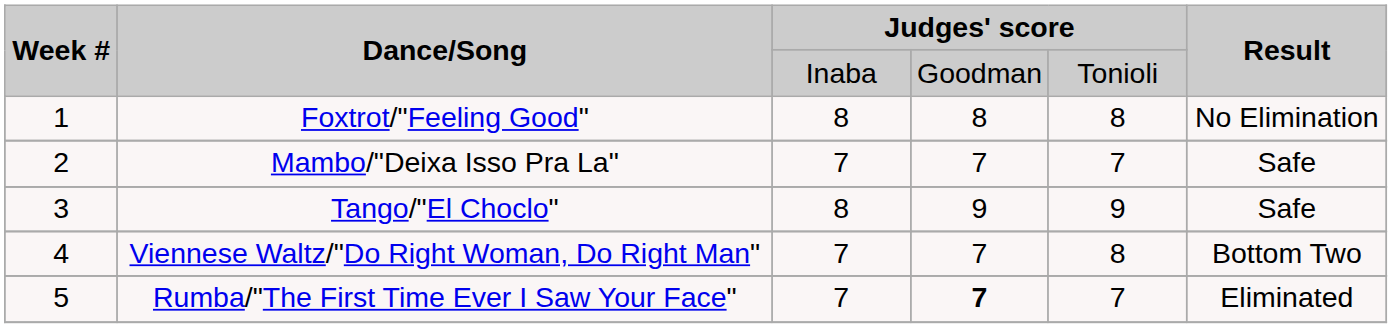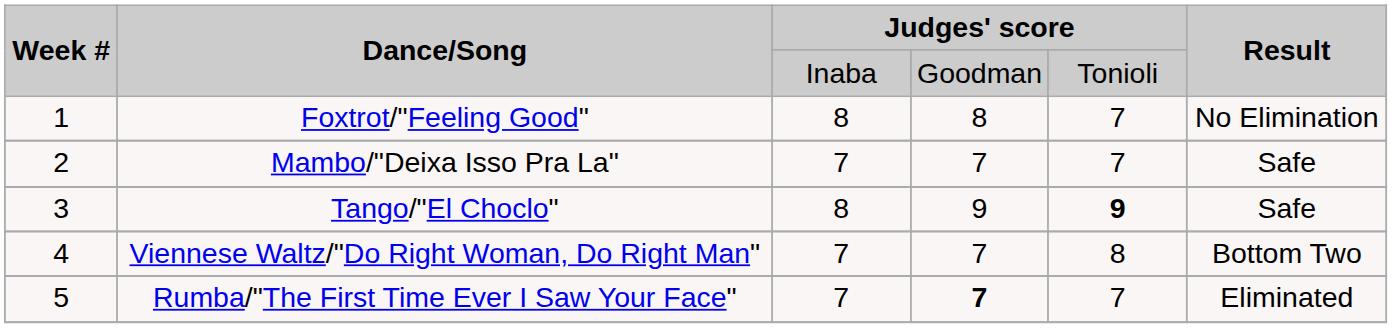(1118, 117) 8 -> (1118, 117) 7
(1118, 208) normal -> (1118, 208) bold
